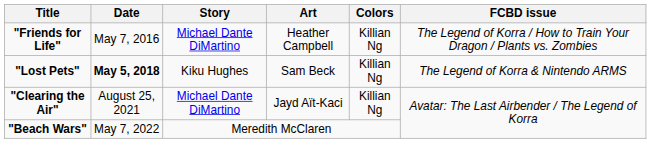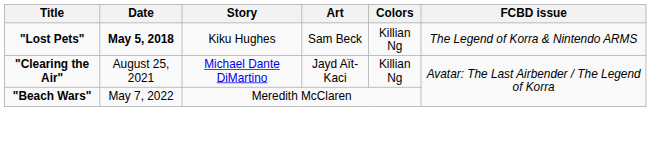- row: (47, 39)
